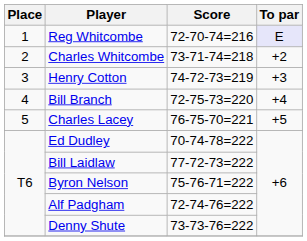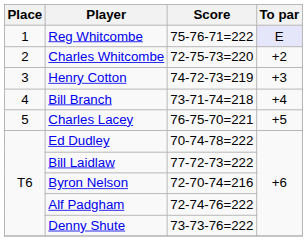(212, 36) 72-70-74=216 -> (212, 36) 75-76-71=222
(212, 57) 73-71-74=218 -> (212, 57) 72-75-73=220
(212, 99) 72-75-73=220 -> (212, 99) 73-71-74=218
(212, 183) 75-76-71=222 -> (212, 183) 72-70-74=216
